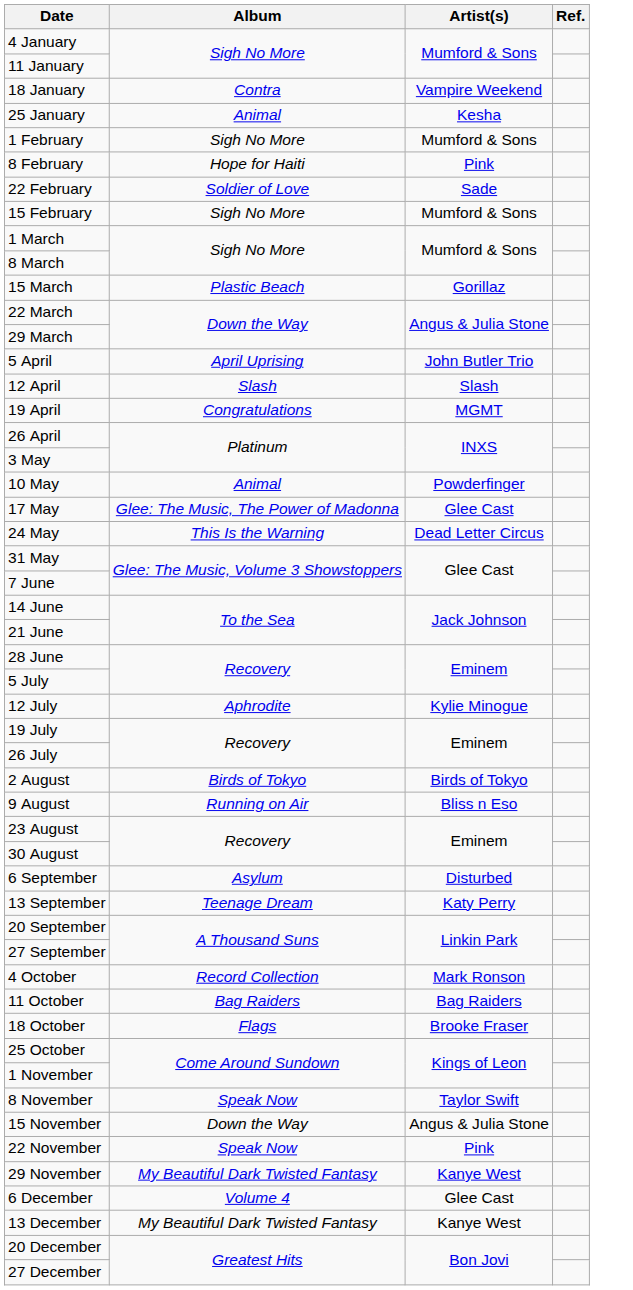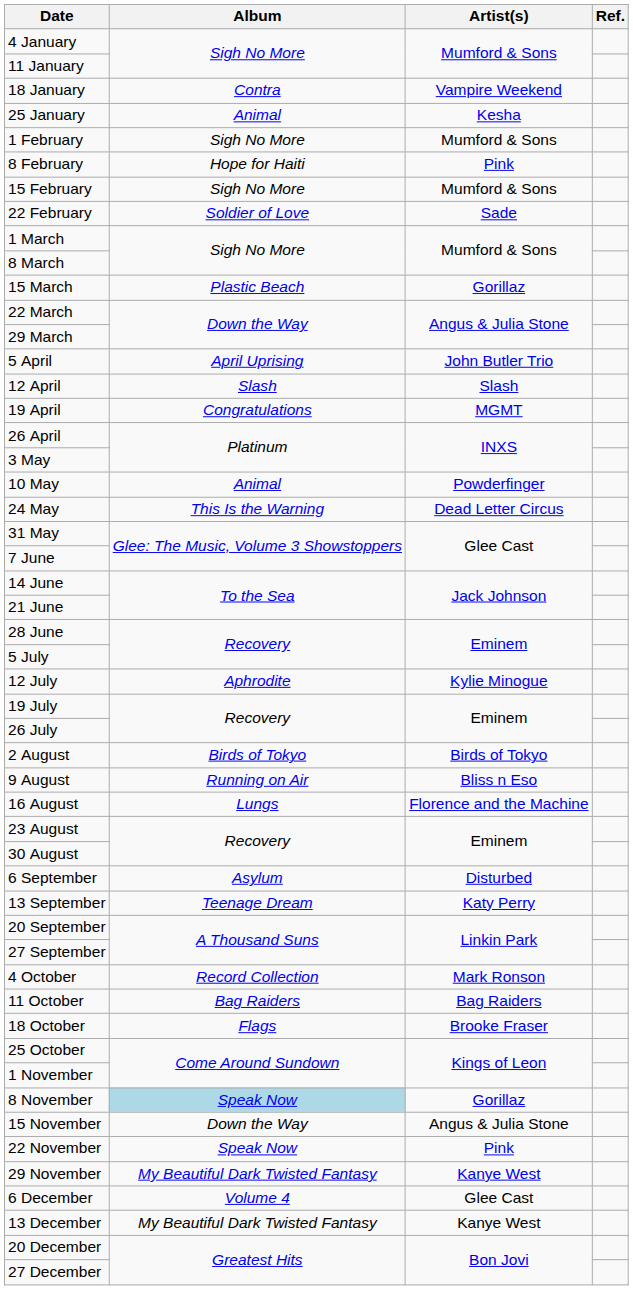rows swapped: (50, 213) <-> (50, 189)
- row: (34, 509)
+ row: (43, 804)
(257, 1099) no background -> (257, 1099) lightblue background
(479, 1099) Taylor Swift -> (499, 1099) Gorillaz
